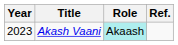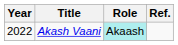(20, 31) 2023 -> (20, 31) 2022
